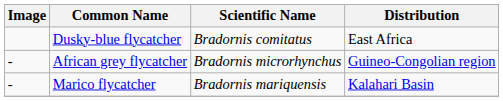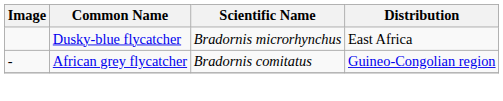(253, 38) Bradornis comitatus -> (268, 38) Bradornis microrhynchus
(268, 61) Bradornis microrhynchus -> (253, 61) Bradornis comitatus
- row: (104, 84)
